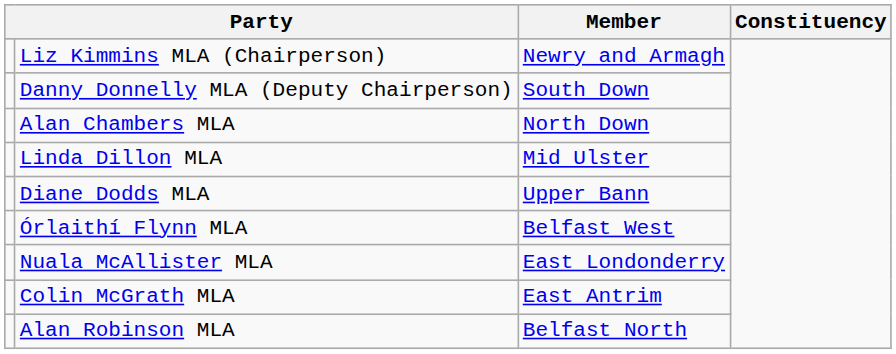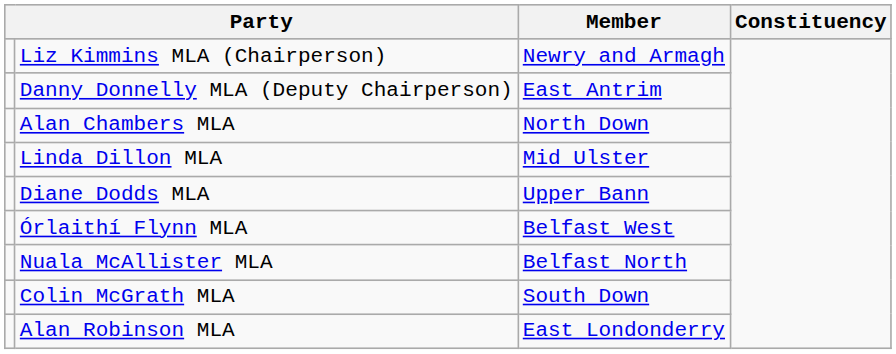(586, 91) South Down -> (592, 91) East Antrim
(624, 262) East Londonderry -> (605, 262) Belfast North
(592, 297) East Antrim -> (586, 297) South Down
(605, 331) Belfast North -> (624, 331) East Londonderry
